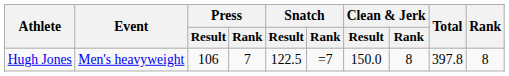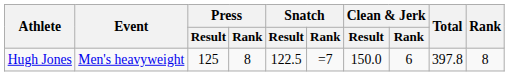(208, 60) 106 -> (208, 60) 125
(247, 60) 7 -> (247, 60) 8
(409, 60) 8 -> (409, 60) 6
